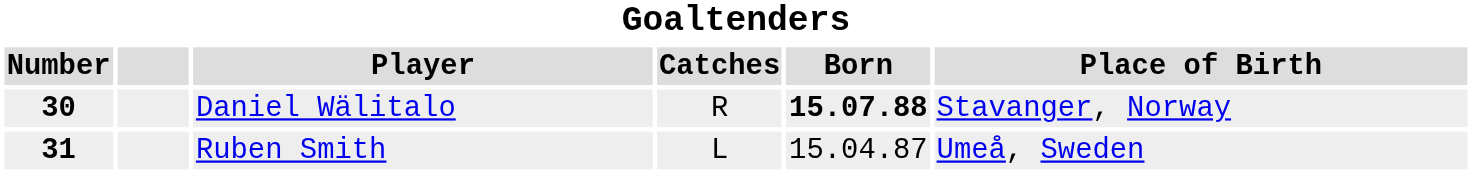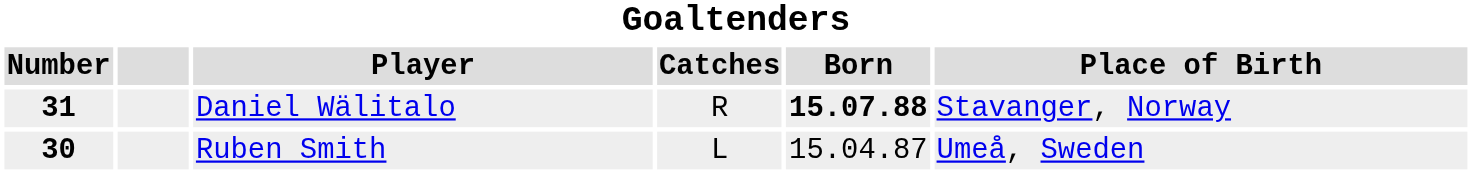(59, 108) 30 -> (59, 108) 31
(59, 151) 31 -> (59, 151) 30
